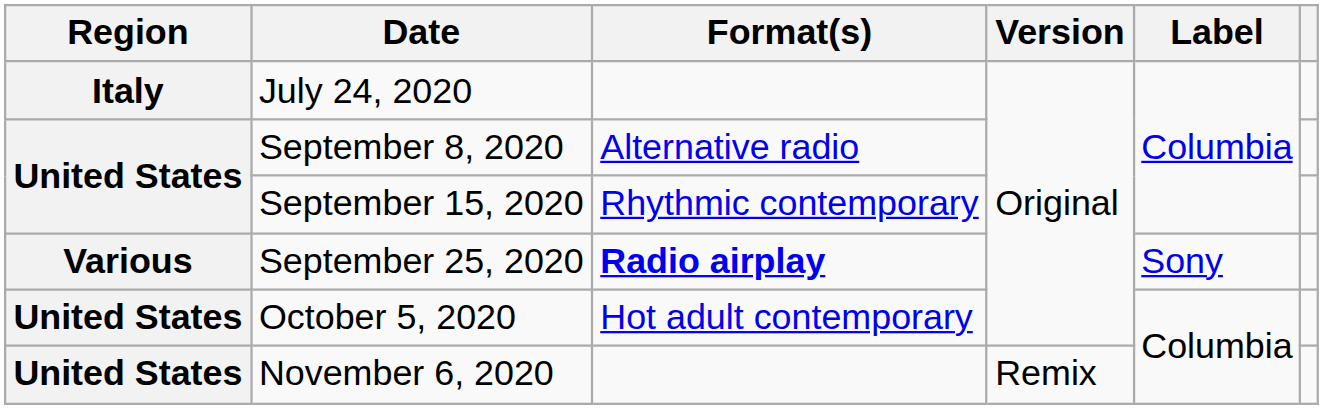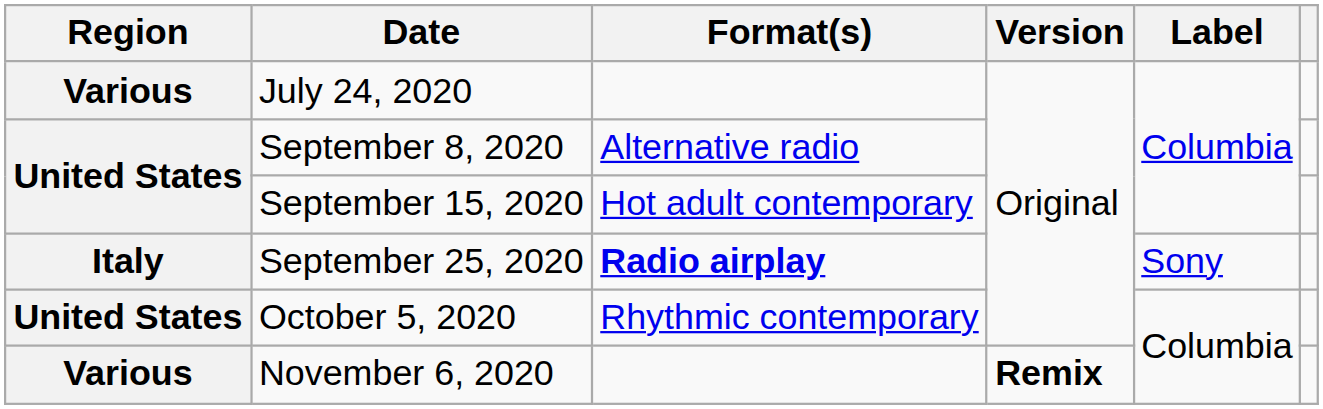(128, 89) Italy -> (128, 89) Various
(789, 203) Rhythmic contemporary -> (787, 203) Hot adult contemporary
(128, 260) Various -> (128, 260) Italy
(787, 317) Hot adult contemporary -> (789, 317) Rhythmic contemporary
(128, 373) United States -> (128, 373) Various
(1046, 373) normal -> (1049, 373) bold
